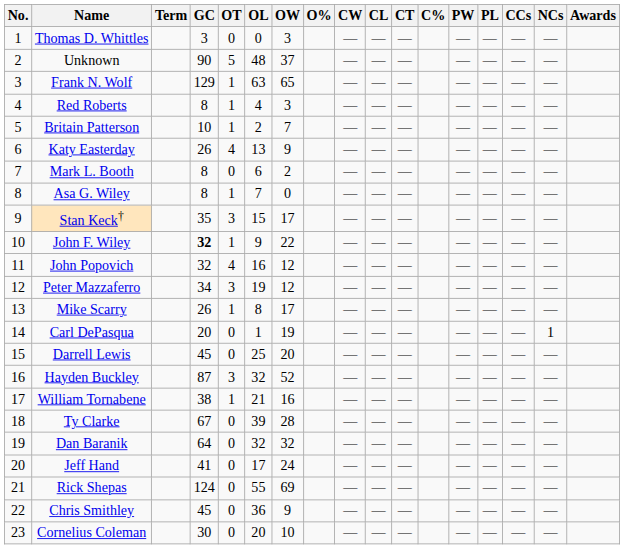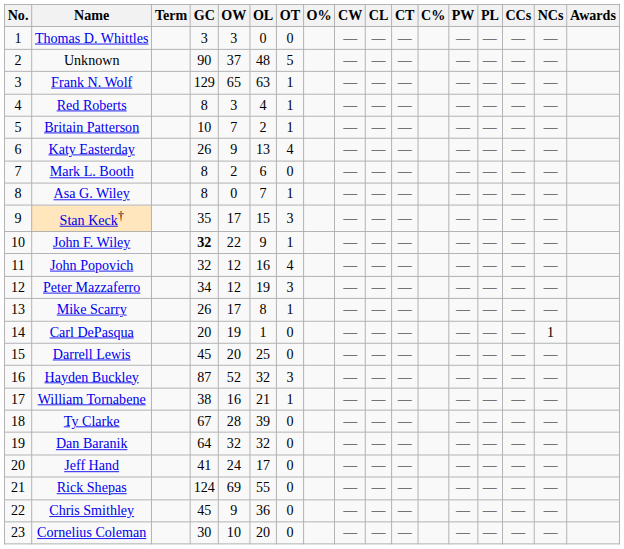columns swapped: (288, 15) <-> (232, 15)
